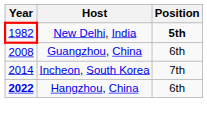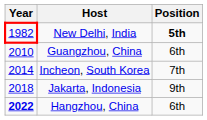(21, 52) 2008 -> (21, 52) 2010
+ row: (95, 88)
